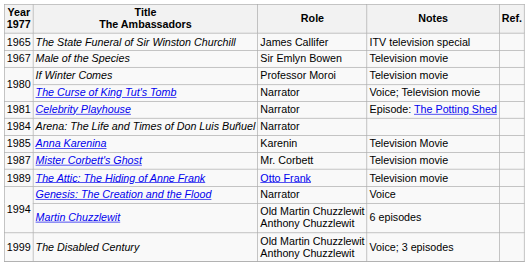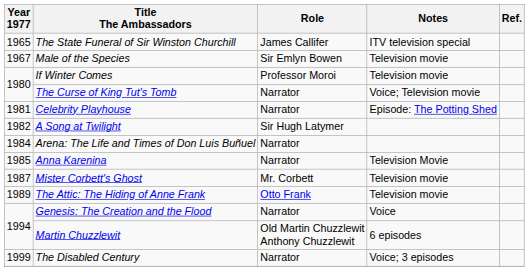+ row: (78, 127)
(279, 144) Karenin -> (280, 161) Narrator
(312, 247) Old Martin Chuzzlewit Anthony Chuzzlewit -> (280, 258) Narrator
